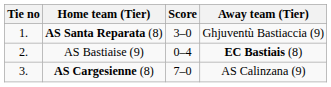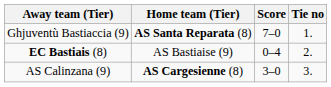columns swapped: (23, 14) <-> (263, 14)
(183, 33) 3–0 -> (272, 33) 7–0
(183, 71) 7–0 -> (272, 71) 3–0
